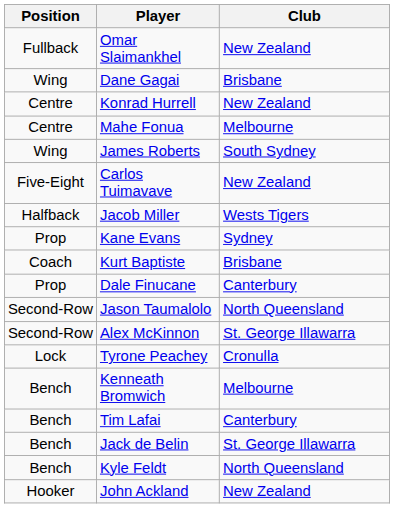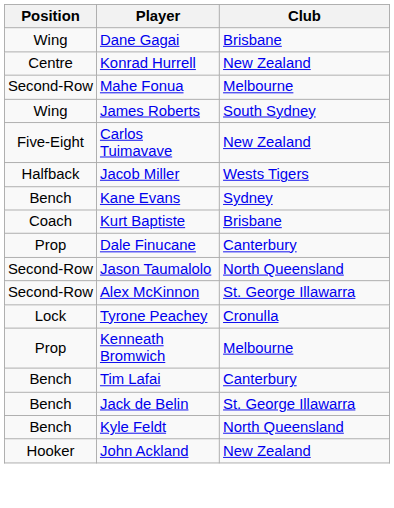- row: (140, 48)
(50, 127) Centre -> (50, 87) Second-Row
(50, 238) Prop -> (50, 198) Bench
(50, 388) Bench -> (50, 348) Prop
